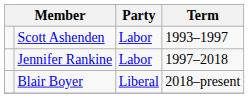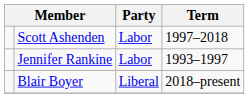(197, 37) 1993–1997 -> (197, 37) 1997–2018
(197, 59) 1997–2018 -> (197, 59) 1993–1997
